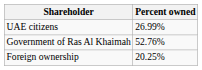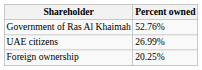rows swapped: (69, 42) <-> (32, 27)
